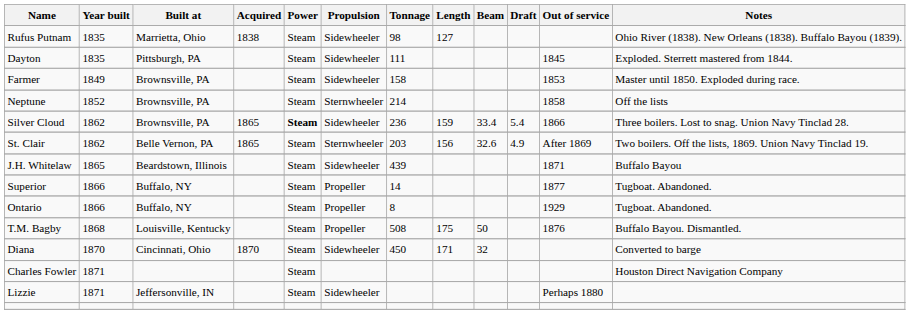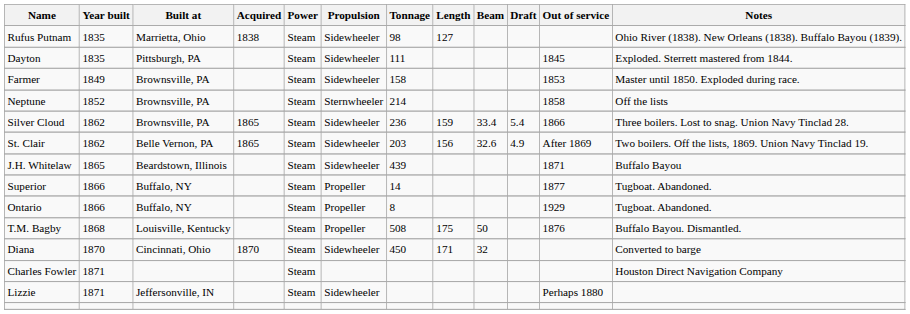(302, 121) bold -> (302, 122) normal
(354, 143) Sternwheeler -> (352, 143) Sidewheeler
